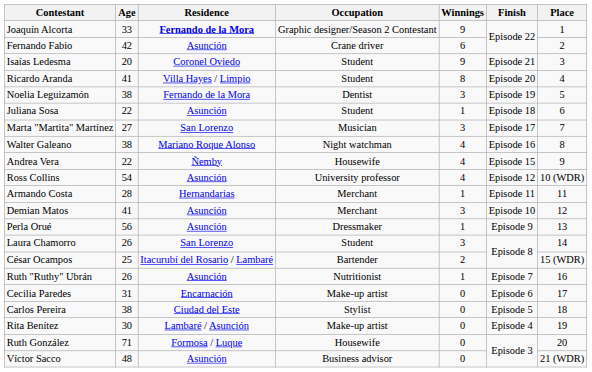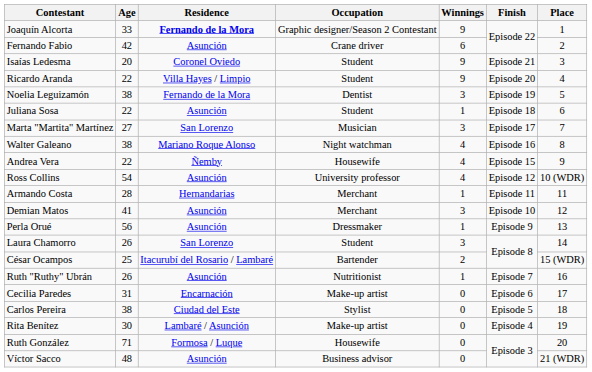(127, 78) 41 -> (127, 78) 22
(463, 78) 8 -> (463, 78) 9
